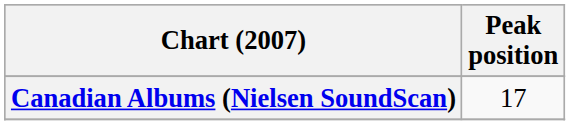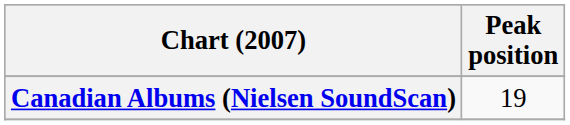(513, 97) 17 -> (513, 97) 19
